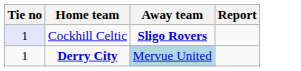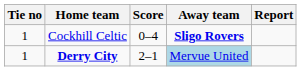+ column: (148, 14)
(25, 35) lavender background -> (25, 35) no background
